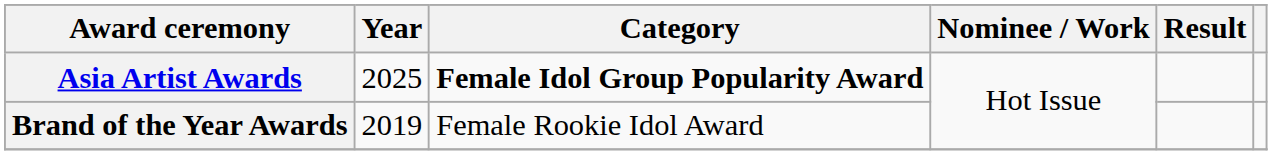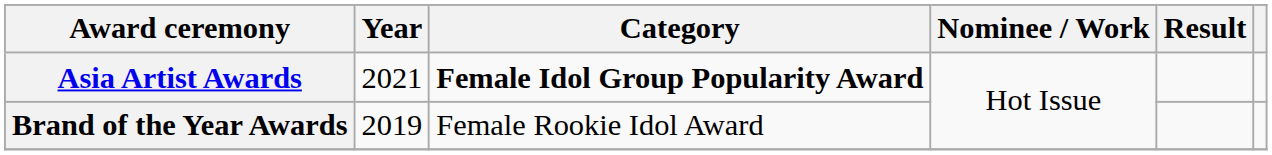(392, 76) 2025 -> (392, 76) 2021
